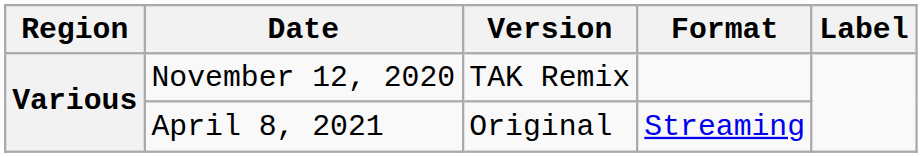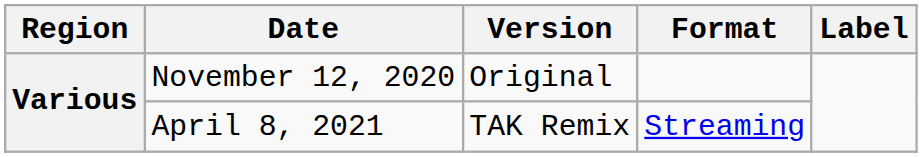(550, 78) TAK Remix -> (541, 78) Original
(541, 126) Original -> (550, 126) TAK Remix
